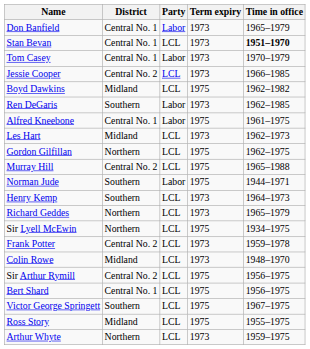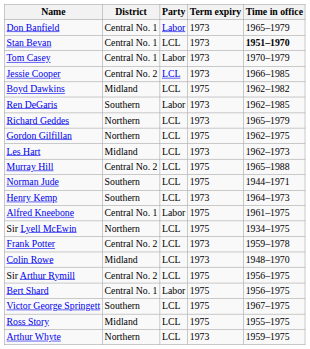rows swapped: (38, 213) <-> (40, 120)
rows swapped: (39, 151) <-> (23, 136)
(174, 182) Labor -> (171, 182) LCL
(171, 290) LCL -> (174, 290) Labor
